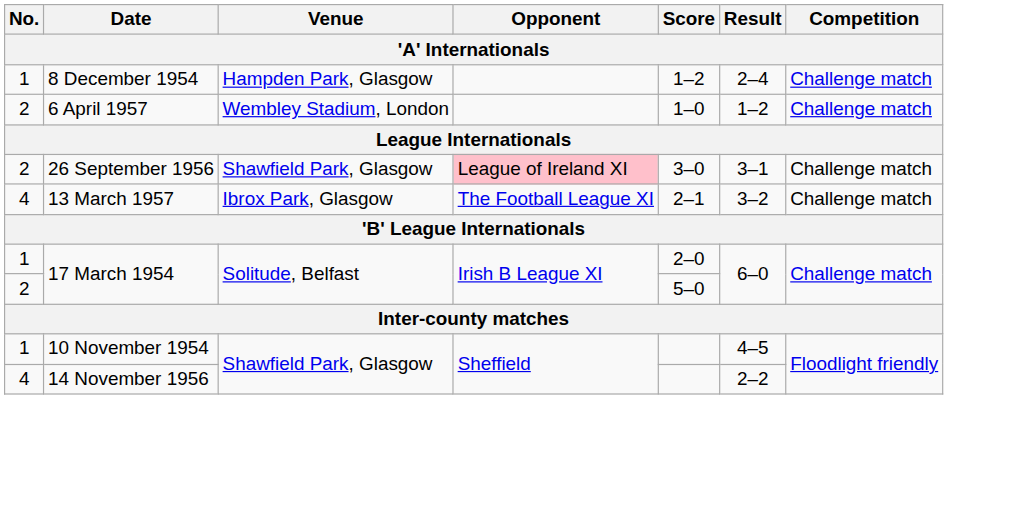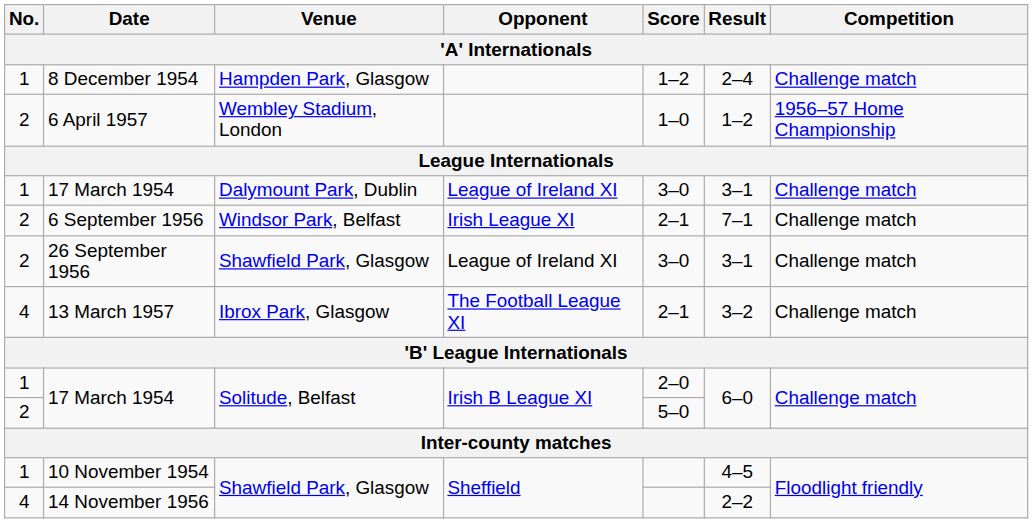(861, 109) Challenge match -> (839, 119) 1956–57 Home Championship
+ row: (111, 190)
+ row: (126, 220)
(543, 169) pink background -> (532, 260) no background
